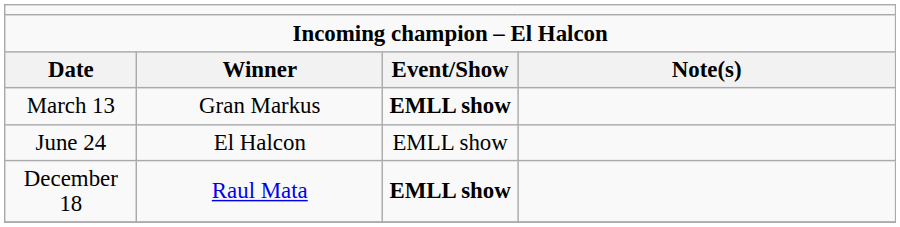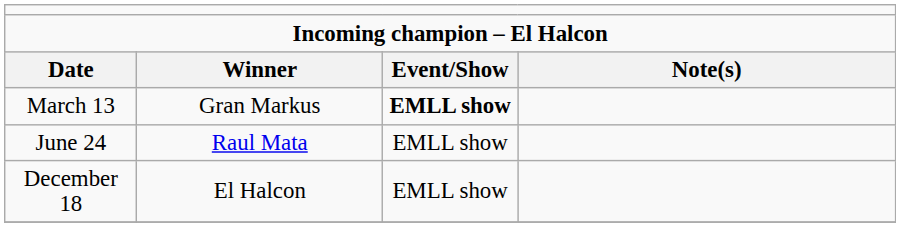(260, 142) El Halcon -> (260, 142) Raul Mata
(260, 191) Raul Mata -> (260, 191) El Halcon
(450, 191) bold -> (450, 191) normal
